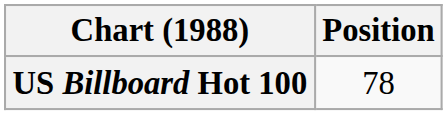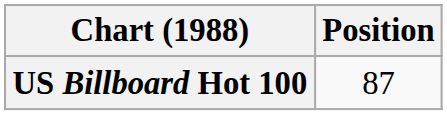(379, 82) 78 -> (379, 82) 87
